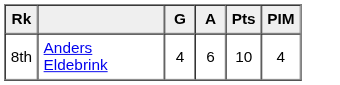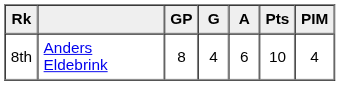+ column: (181, 19)
